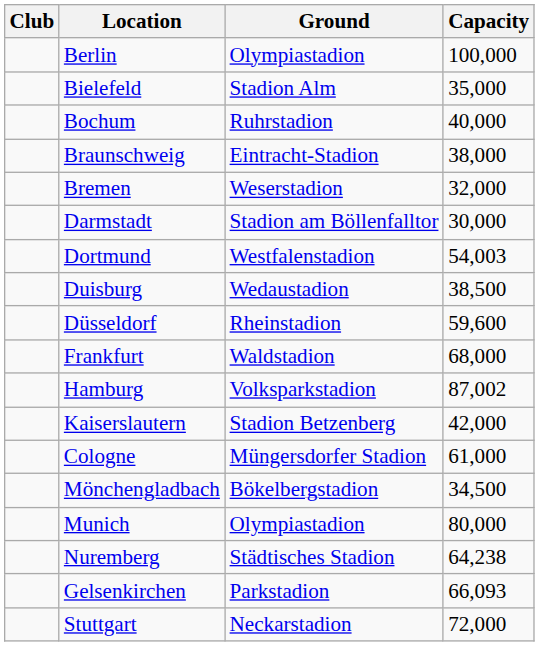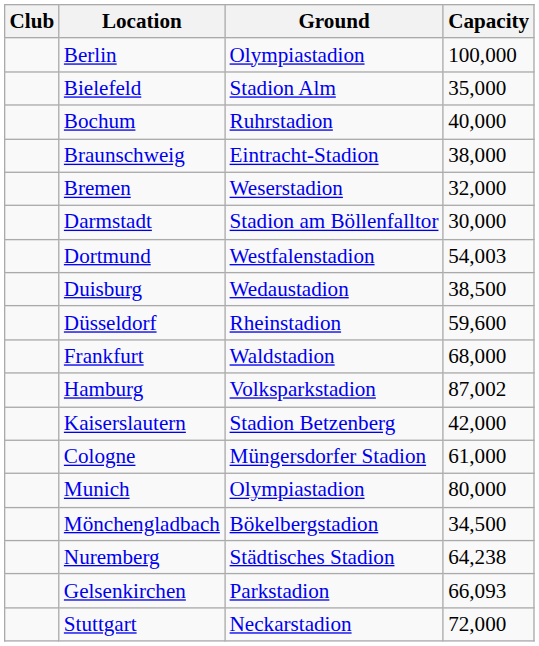rows swapped: (142, 490) <-> (97, 523)
